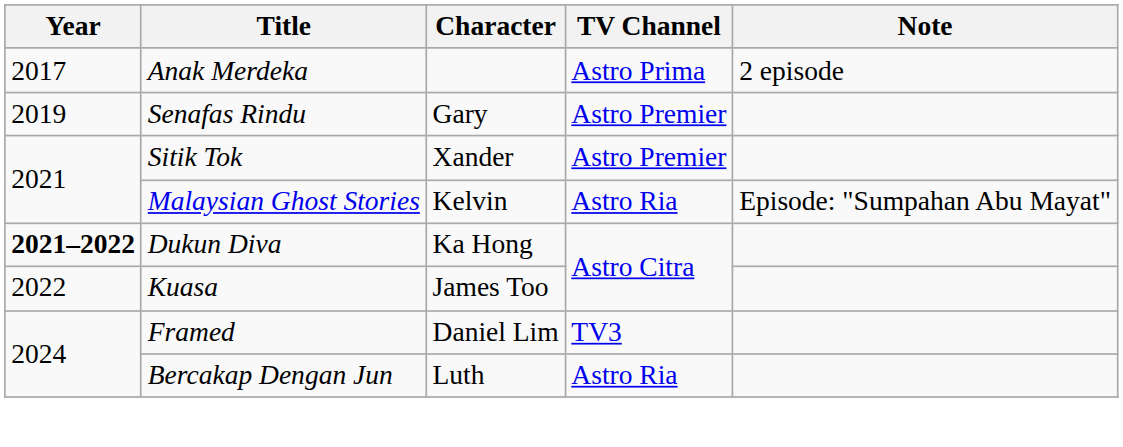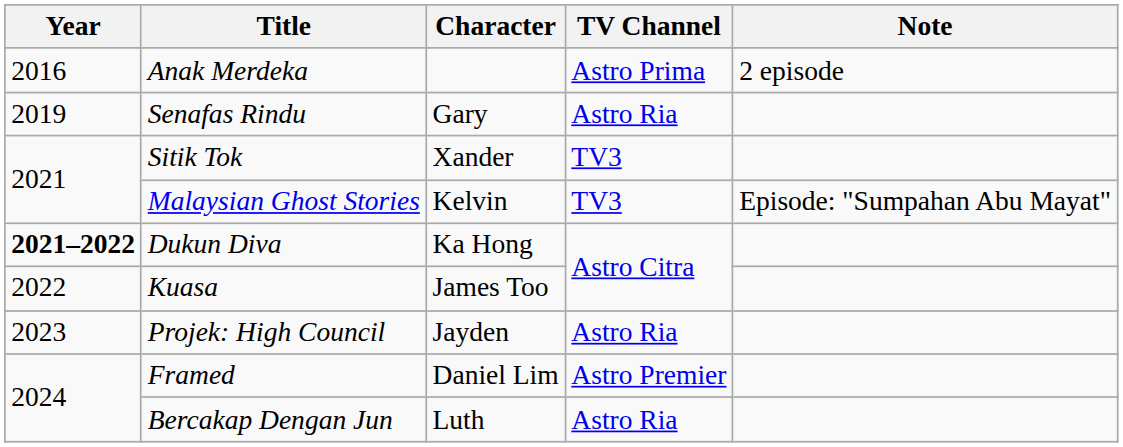(39, 69) 2017 -> (39, 69) 2016
(649, 113) Astro Premier -> (624, 113) Astro Ria
(649, 157) Astro Premier -> (597, 157) TV3
(624, 200) Astro Ria -> (597, 200) TV3
+ row: (266, 331)
(597, 331) TV3 -> (649, 375) Astro Premier
